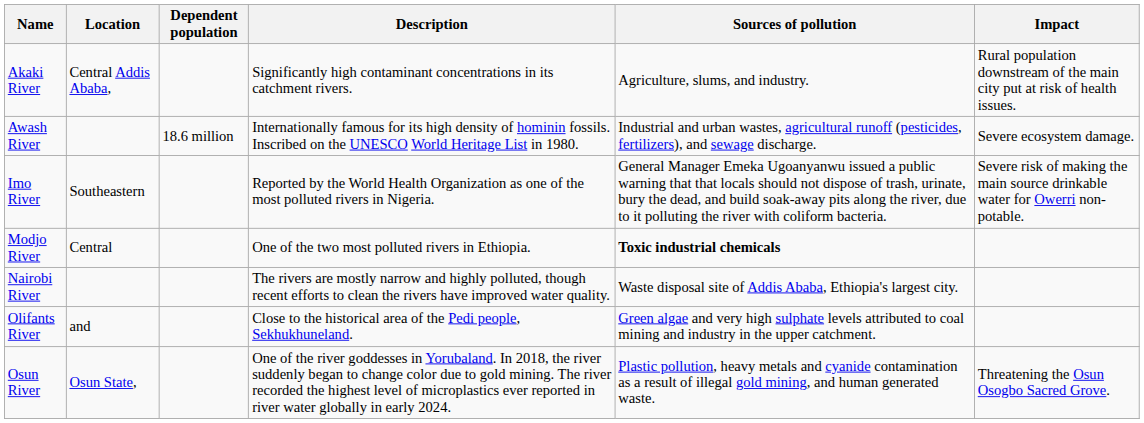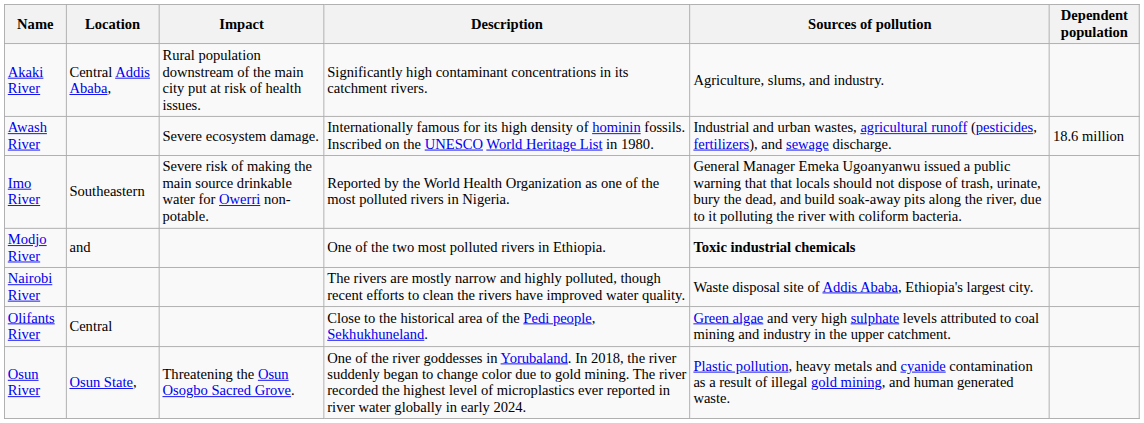columns swapped: (204, 24) <-> (1057, 24)
(91, 247) Central -> (80, 247) and
(80, 326) and -> (91, 326) Central
